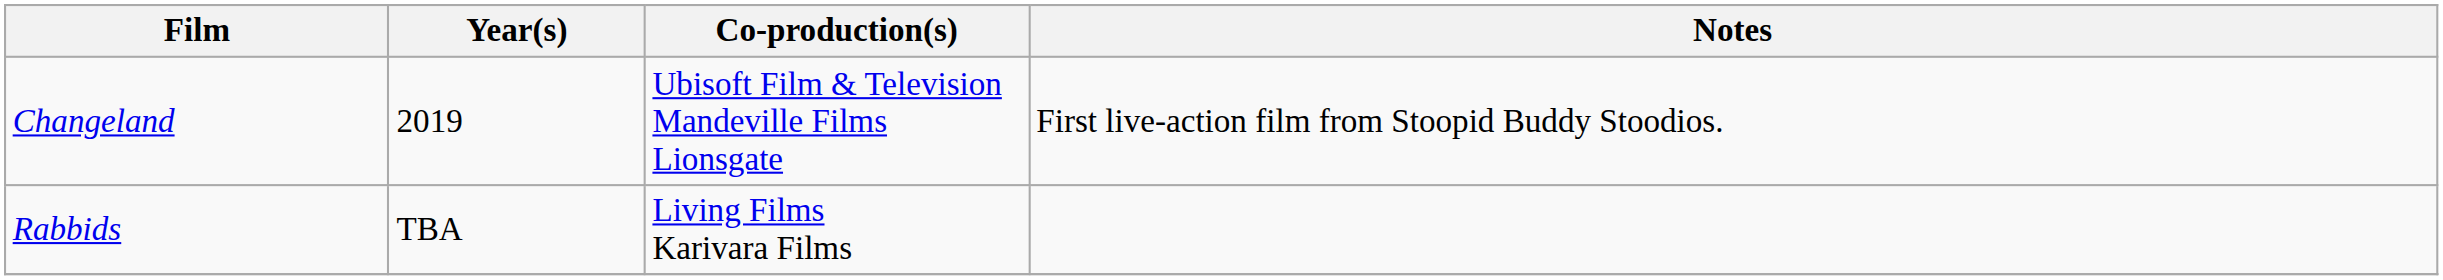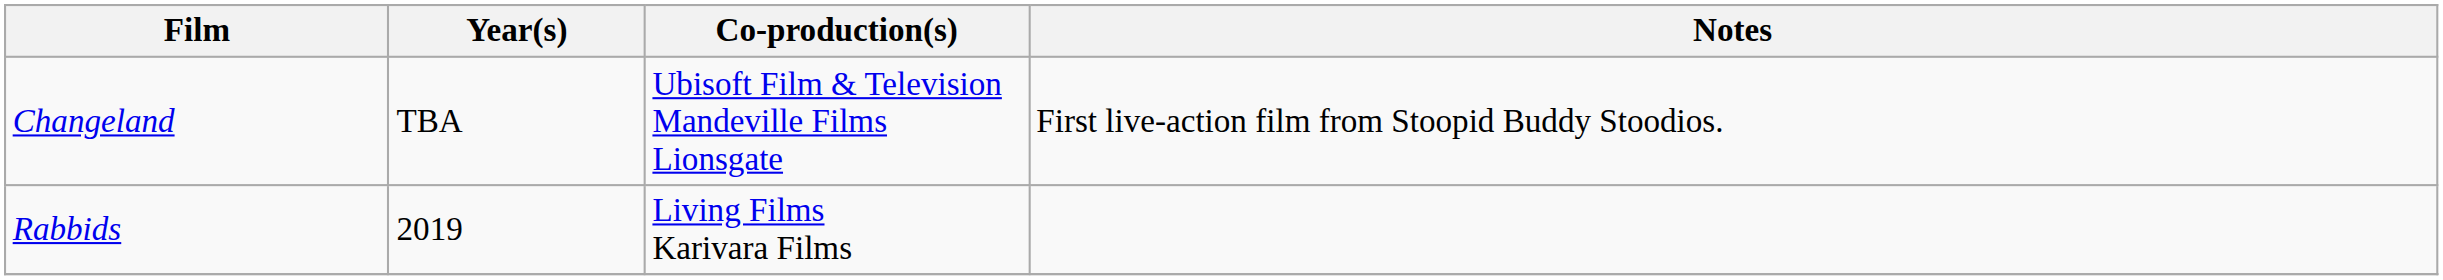(430, 120) 2019 -> (430, 120) TBA
(430, 228) TBA -> (430, 228) 2019
